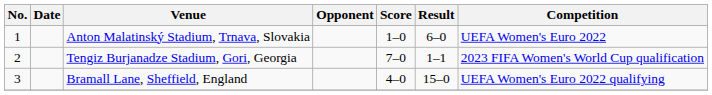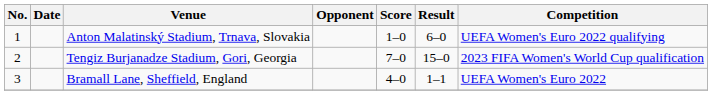(533, 36) UEFA Women's Euro 2022 -> (563, 36) UEFA Women's Euro 2022 qualifying
(436, 57) 1–1 -> (436, 57) 15–0
(436, 79) 15–0 -> (436, 79) 1–1
(563, 79) UEFA Women's Euro 2022 qualifying -> (533, 79) UEFA Women's Euro 2022
